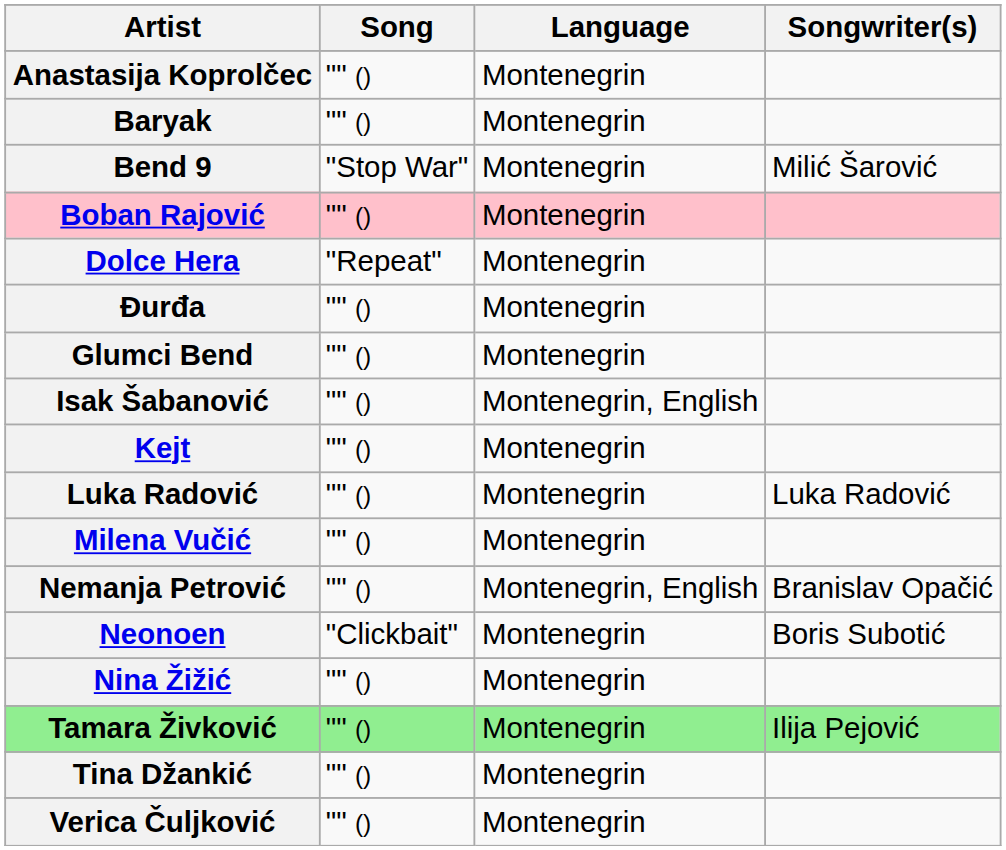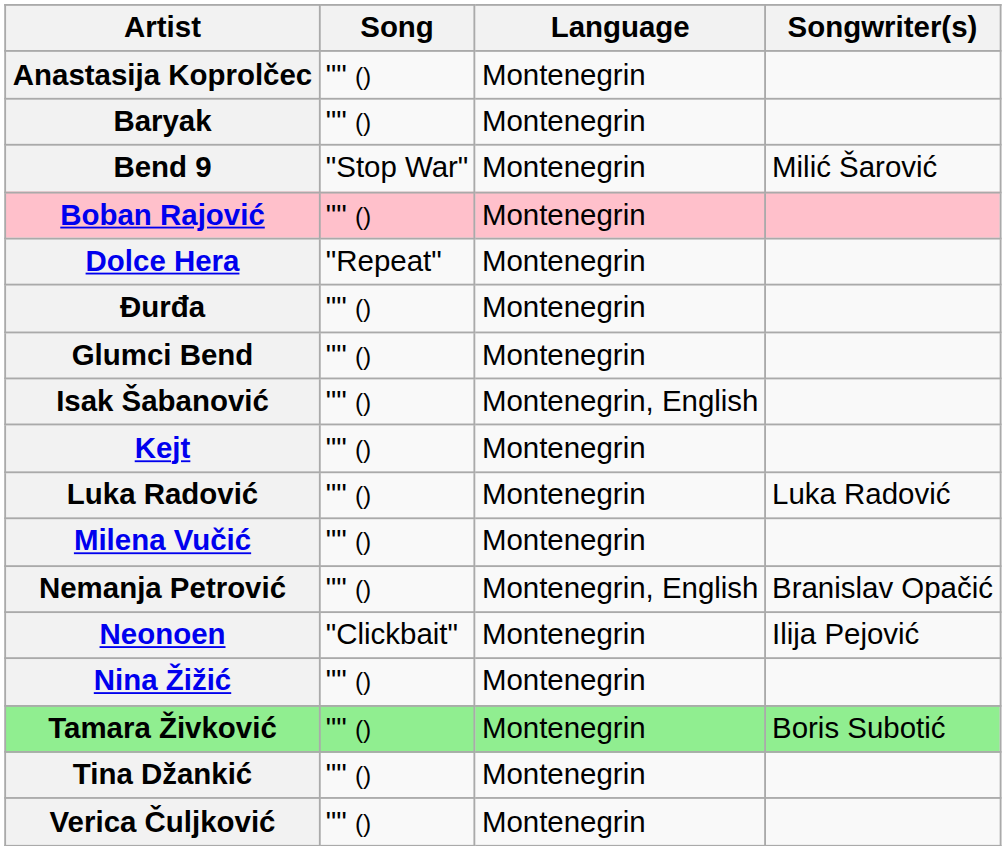(859, 634) Boris Subotić -> (846, 634) Ilija Pejović
(846, 728) Ilija Pejović -> (859, 728) Boris Subotić
